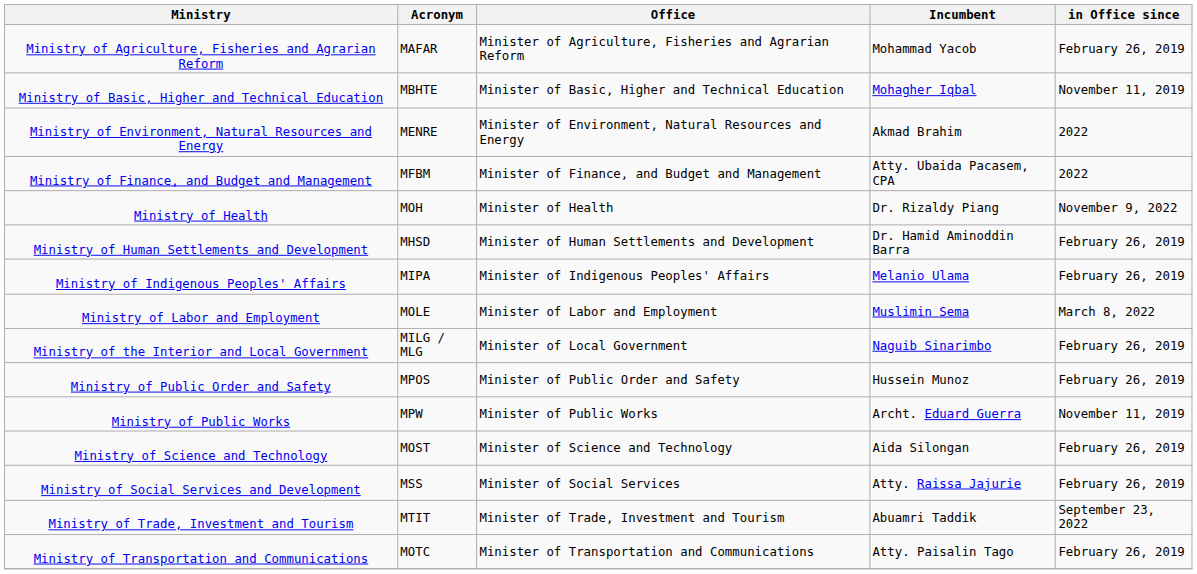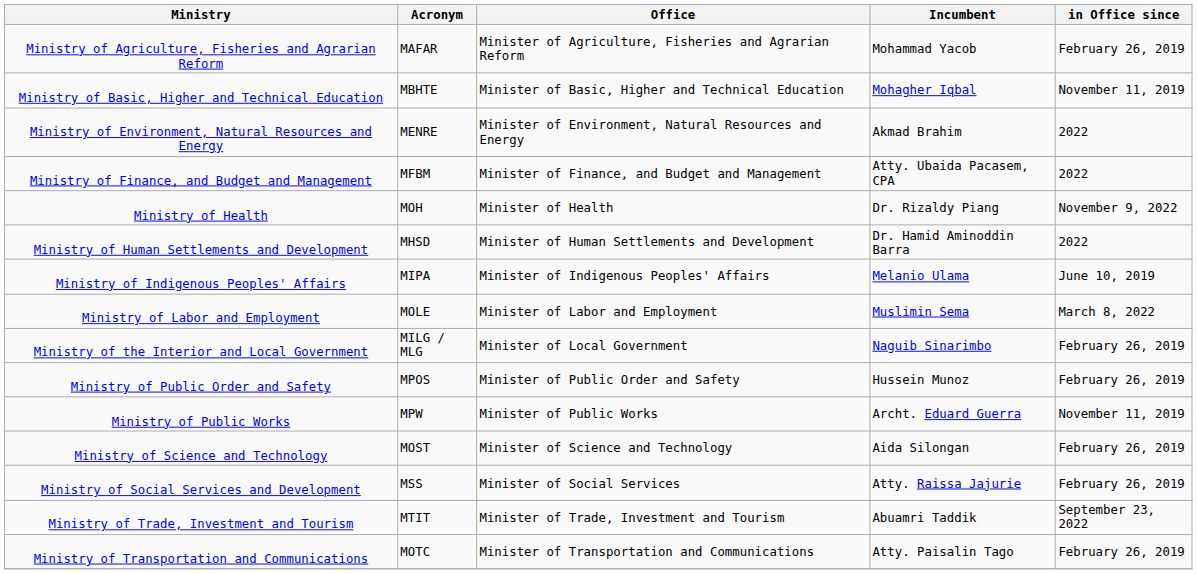(1122, 242) February 26, 2019 -> (1073, 242) 2022
(1122, 277) February 26, 2019 -> (1107, 277) June 10, 2019
